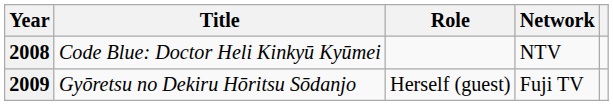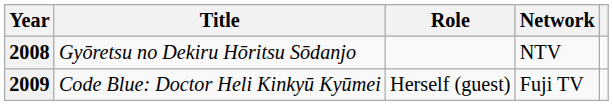(220, 52) Code Blue: Doctor Heli Kinkyū Kyūmei -> (207, 52) Gyōretsu no Dekiru Hōritsu Sōdanjo
(207, 84) Gyōretsu no Dekiru Hōritsu Sōdanjo -> (220, 84) Code Blue: Doctor Heli Kinkyū Kyūmei
